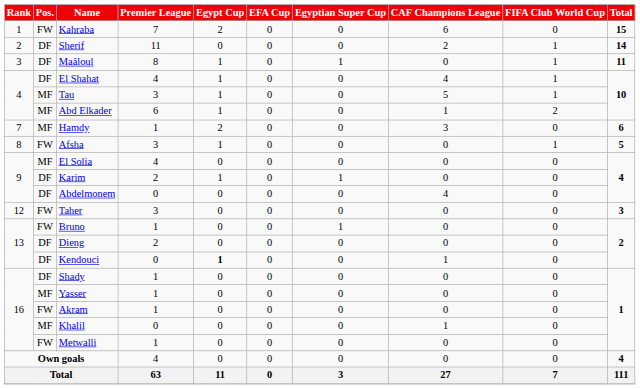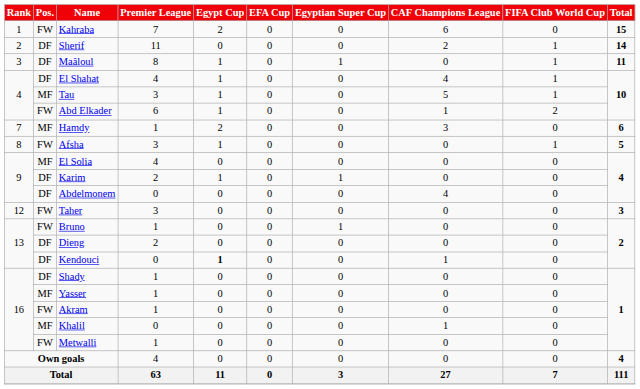(45, 111) MF -> (45, 111) FW
